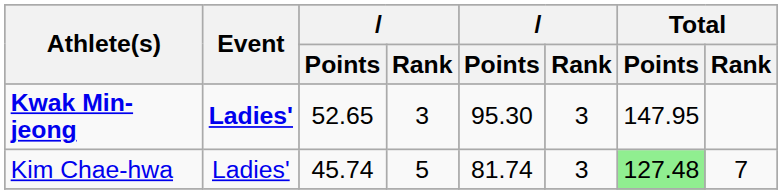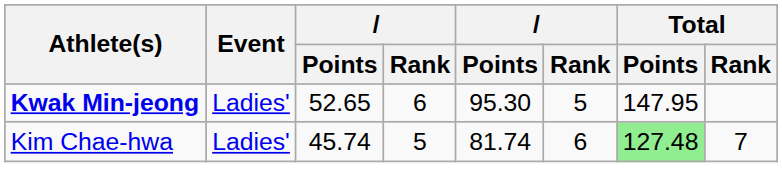(251, 117) bold -> (251, 103) normal
(422, 117) 3 -> (420, 103) 6
(582, 117) 3 -> (580, 103) 5
(582, 170) 3 -> (580, 142) 6
